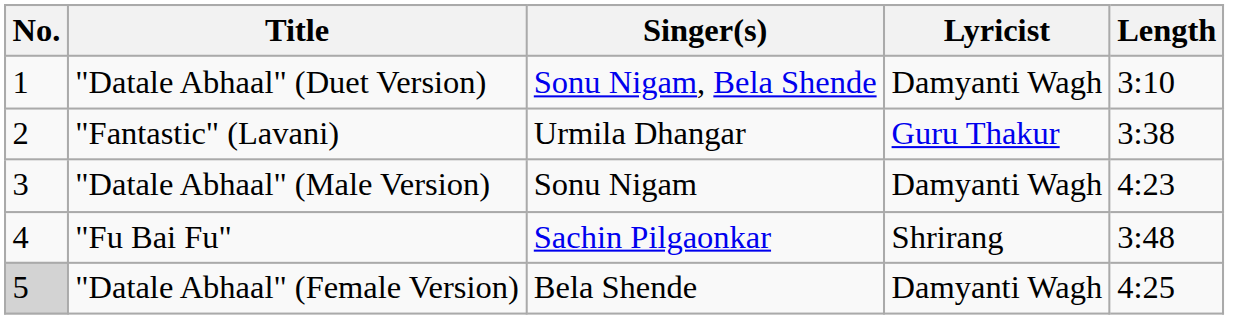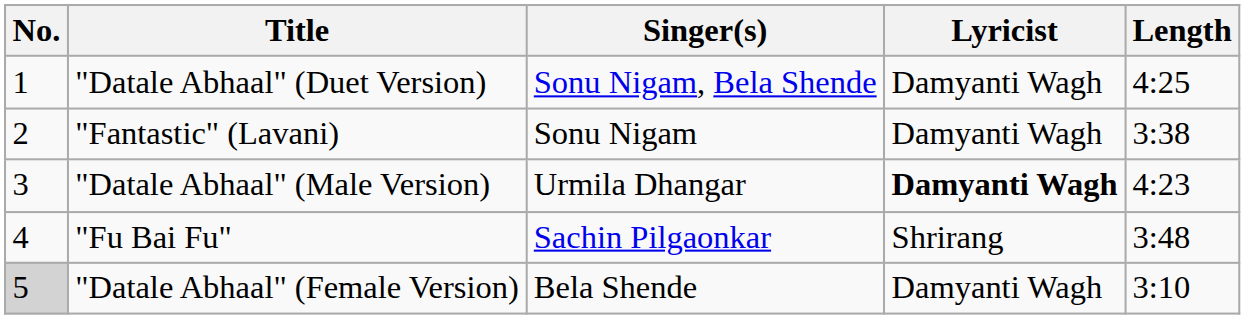(1146, 81) 3:10 -> (1161, 81) 4:25
(640, 133) Urmila Dhangar -> (615, 133) Sonu Nigam
(976, 133) Guru Thakur -> (997, 133) Damyanti Wagh
(615, 184) Sonu Nigam -> (640, 184) Urmila Dhangar
(997, 184) normal -> (1005, 184) bold
(1146, 287) 4:25 -> (1161, 287) 3:10
